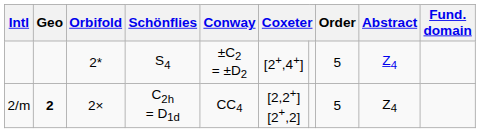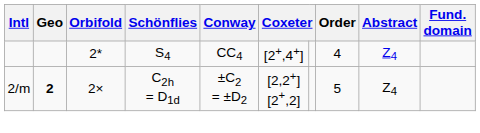(229, 62) ±C2 = ±D2 -> (229, 54) CC4
(337, 62) 5 -> (337, 53) 4
(229, 106) CC4 -> (229, 89) ±C2 = ±D2
